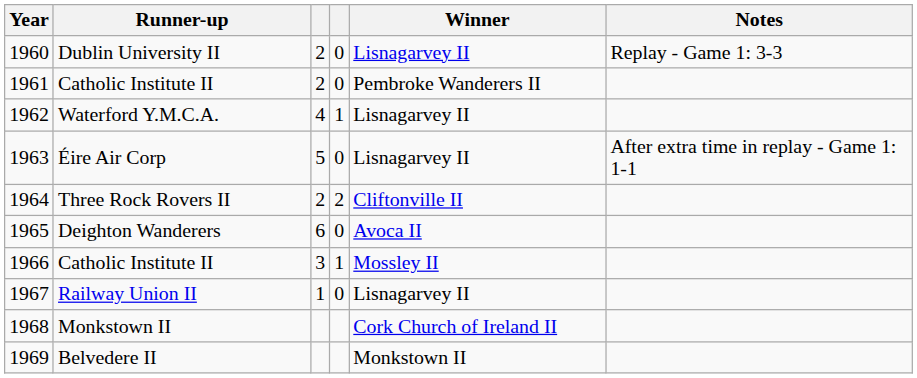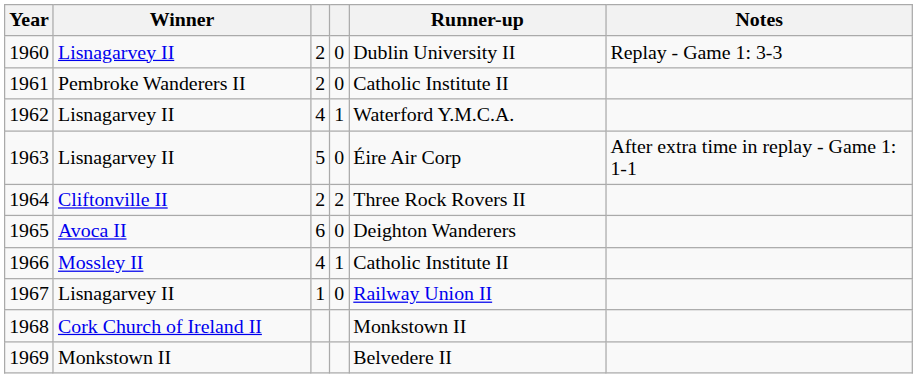columns swapped: (477, 20) <-> (182, 20)
(320, 262) 3 -> (320, 262) 4
